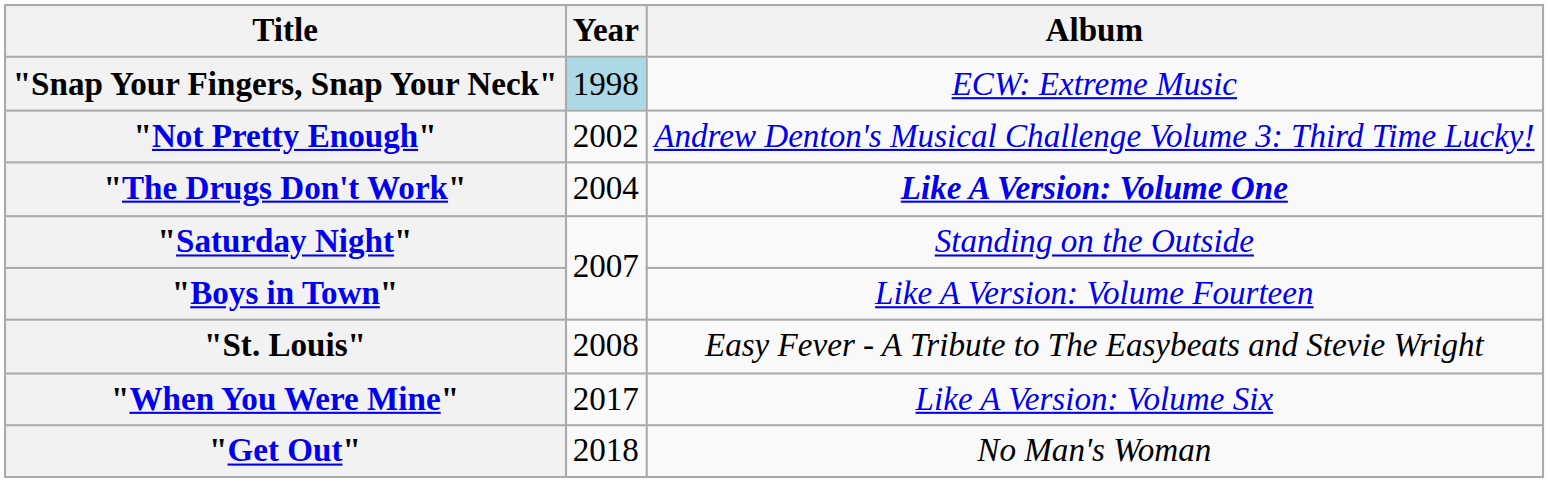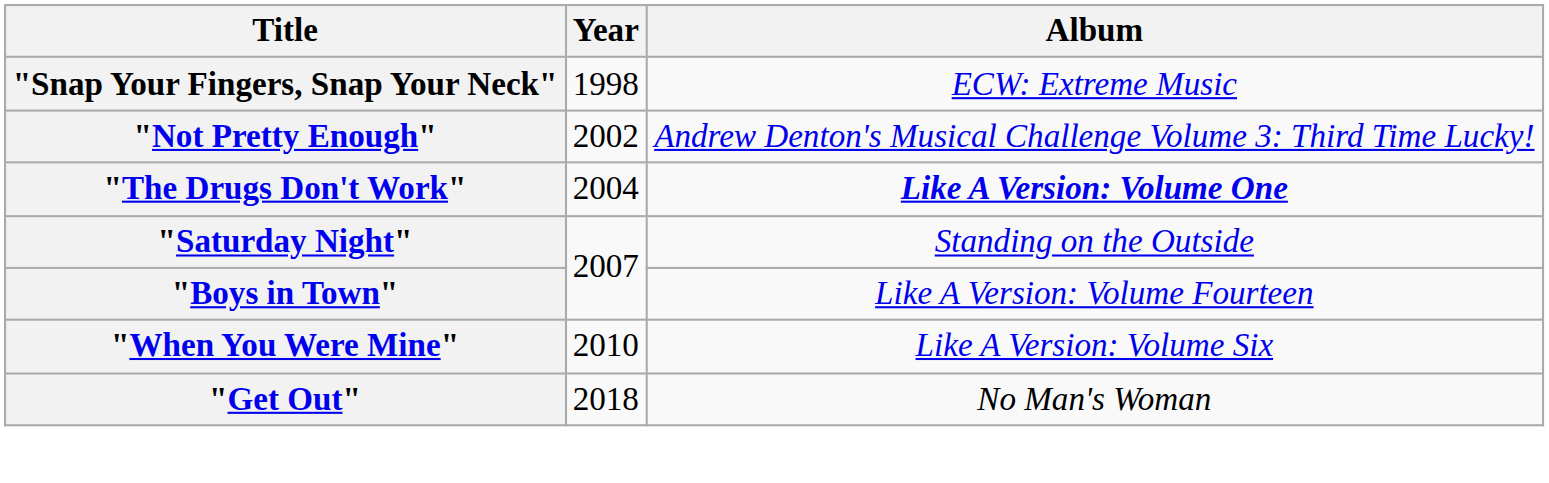(606, 83) lightblue background -> (606, 83) no background
- row: (285, 345)
(606, 398) 2017 -> (606, 345) 2010
